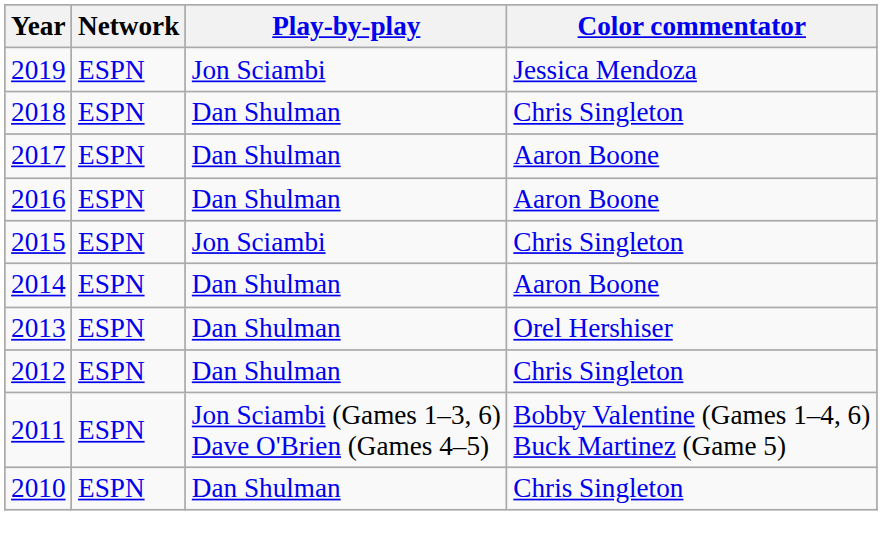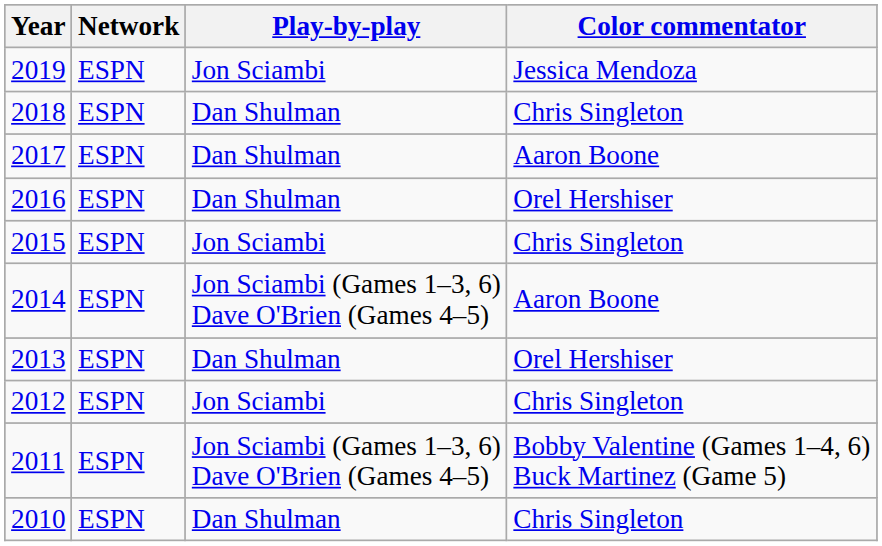(586, 198) Aaron Boone -> (593, 198) Orel Hershiser
(266, 284) Dan Shulman -> (346, 300) Jon Sciambi (Games 1–3, 6) Dave O'Brien (Games 4–5)
(266, 371) Dan Shulman -> (259, 401) Jon Sciambi
